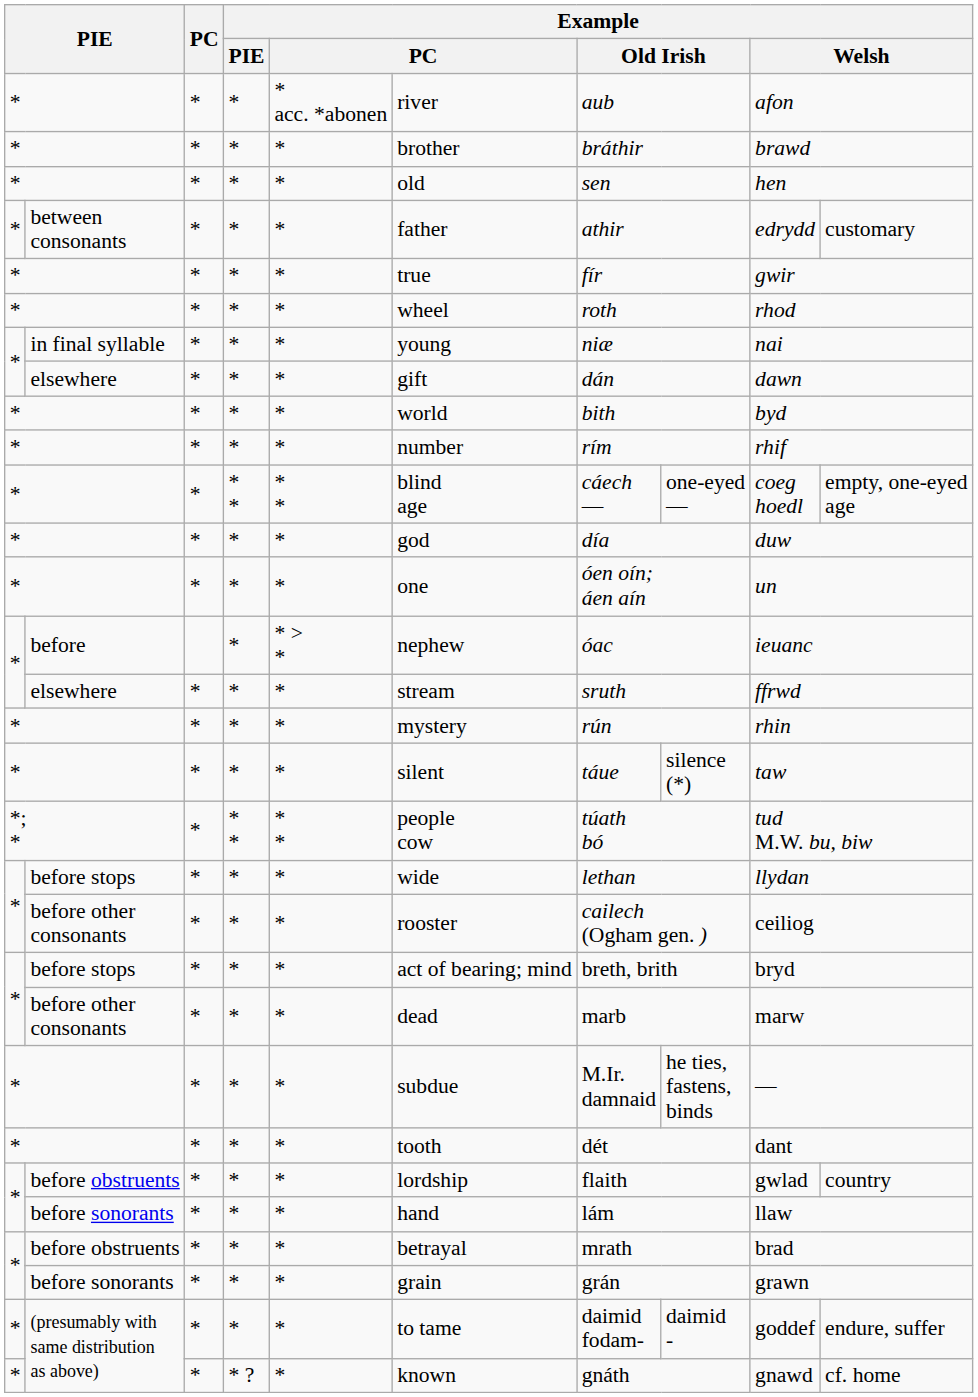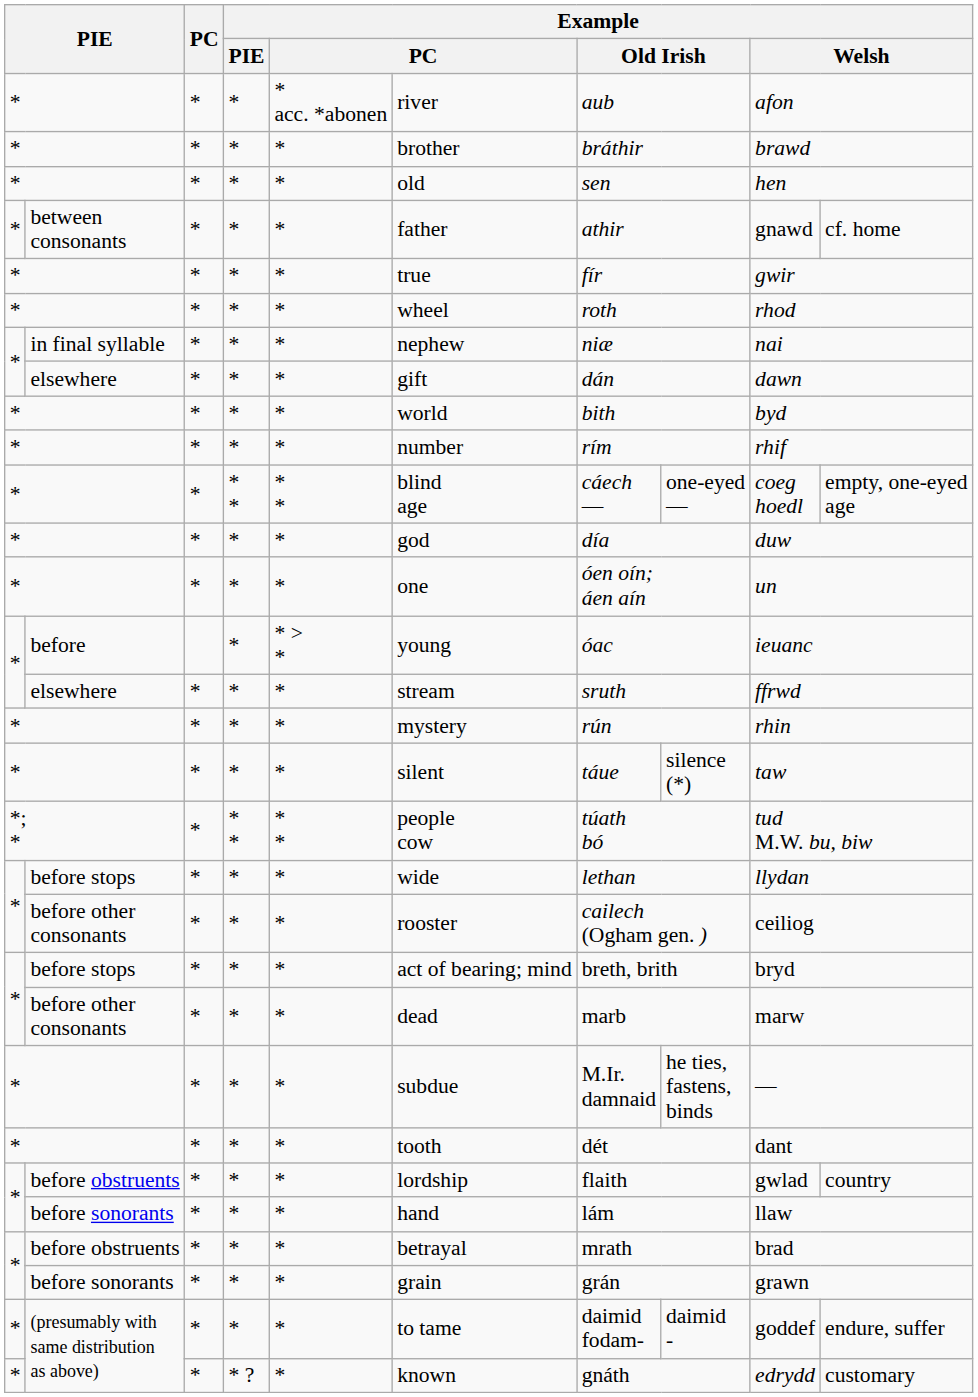(785, 229) edrydd -> (784, 229) gnawd
(870, 229) customary -> (863, 229) cf. home
(424, 344) young -> (431, 344) nephew
(431, 644) nephew -> (424, 644) young
(784, 1375) gnawd -> (785, 1375) edrydd
(863, 1375) cf. home -> (870, 1375) customary
